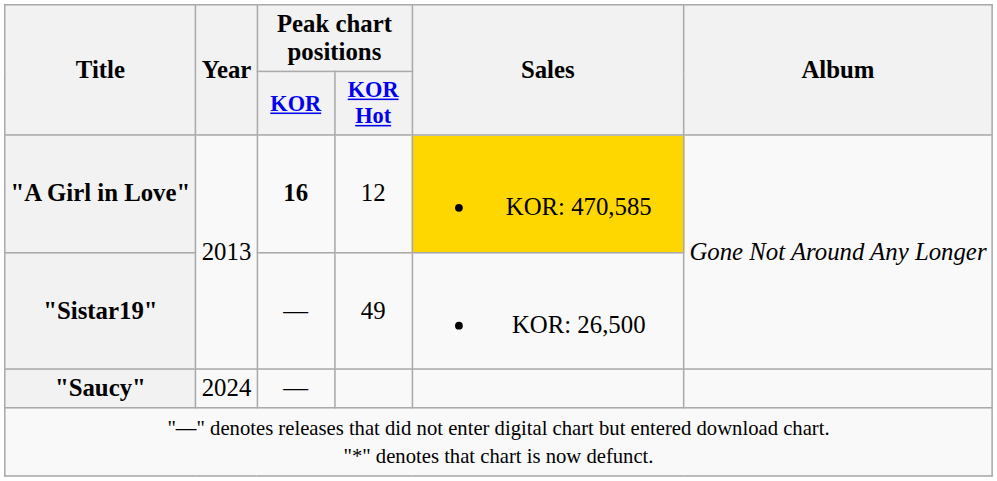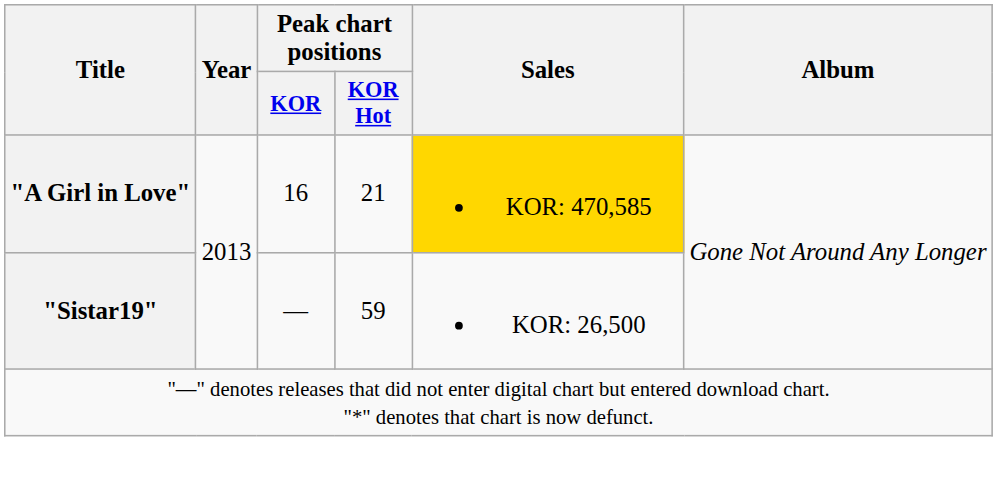(296, 193) bold -> (296, 193) normal
(373, 193) 12 -> (373, 193) 21
(373, 310) 49 -> (373, 310) 59
- row: (100, 388)
